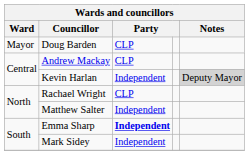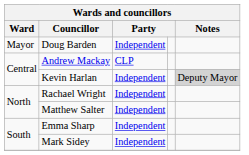(124, 45) CLP -> (140, 45) Independent
(124, 93) CLP -> (140, 93) Independent
(142, 126) bold -> (140, 126) normal
